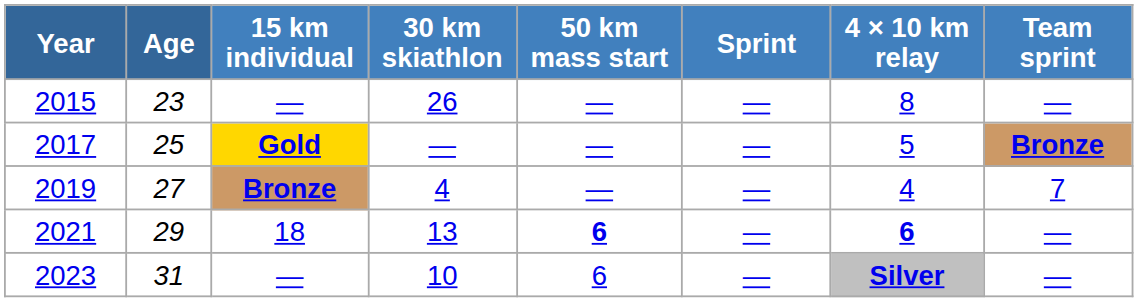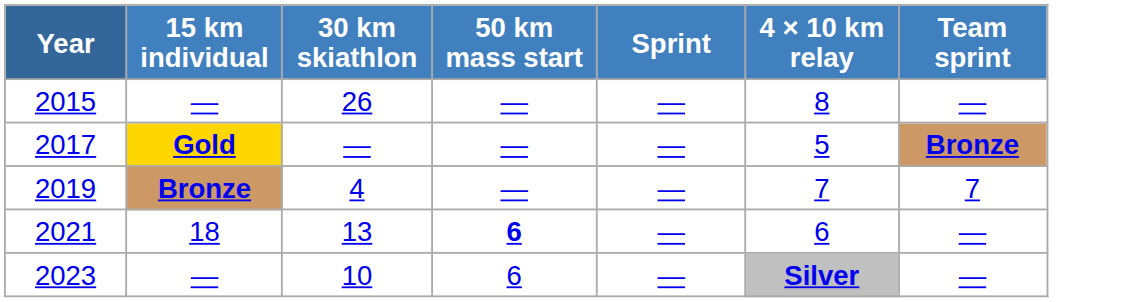- column: (169, 42)
(907, 188) 4 -> (822, 188) 7
(907, 232) bold -> (822, 232) normal
